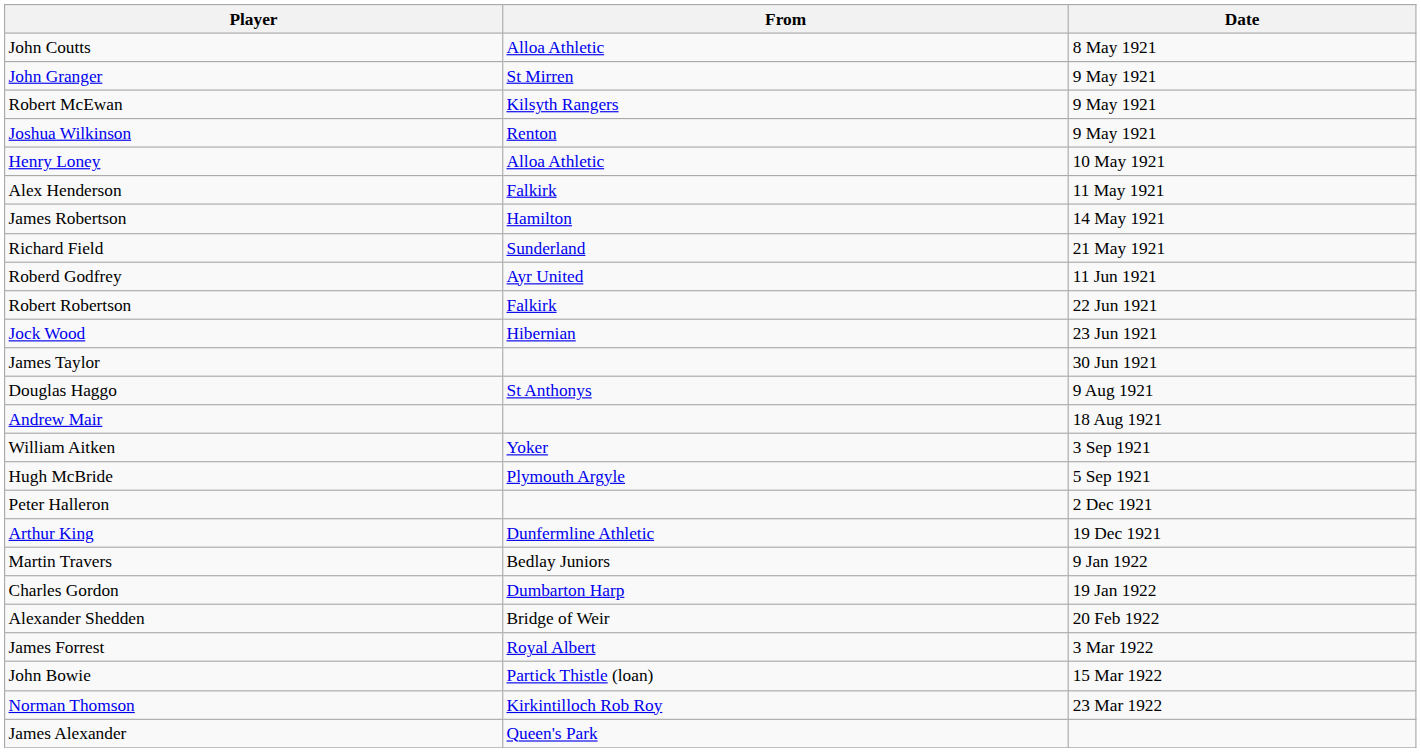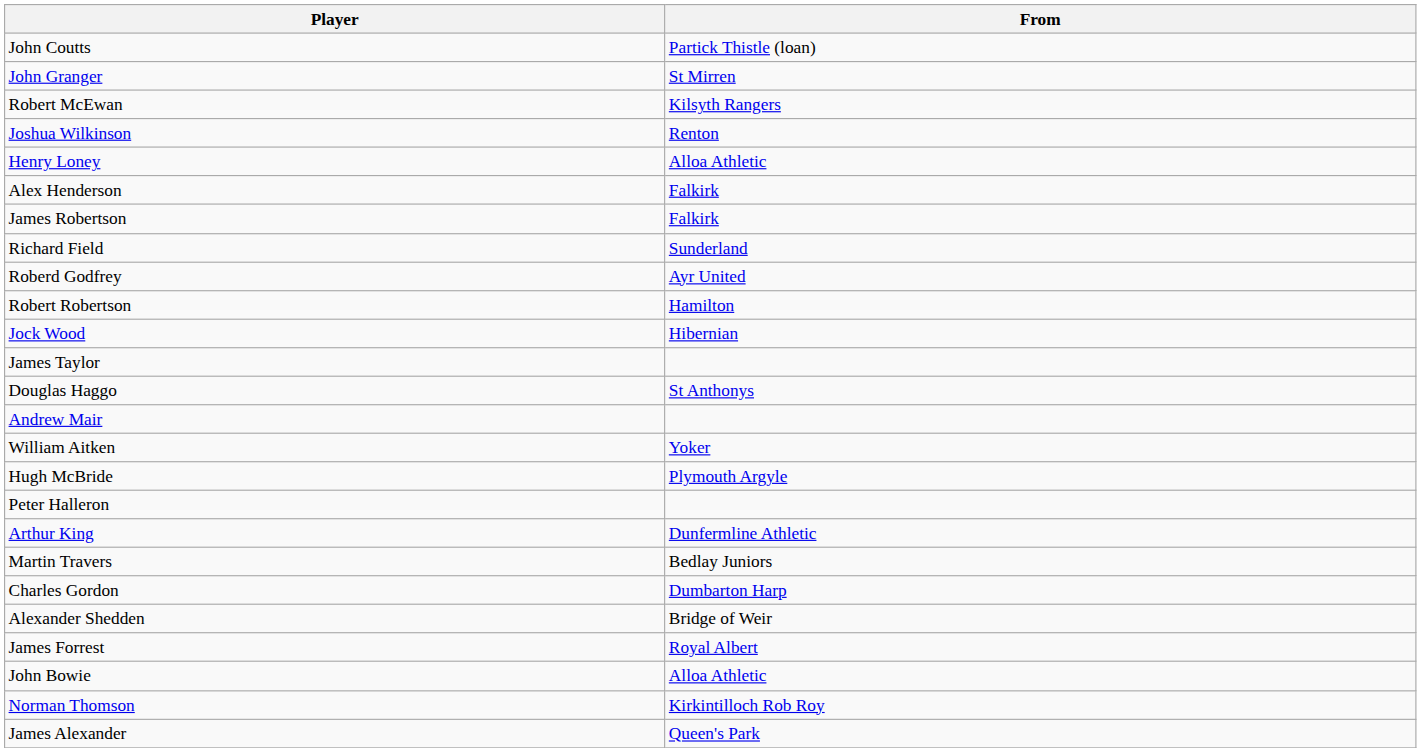- column: (1242, 18)
(555, 47) Alloa Athletic -> (742, 47) Partick Thistle (loan)
(539, 218) Hamilton -> (694, 218) Falkirk
(532, 304) Falkirk -> (702, 304) Hamilton
(580, 676) Partick Thistle (loan) -> (718, 676) Alloa Athletic
